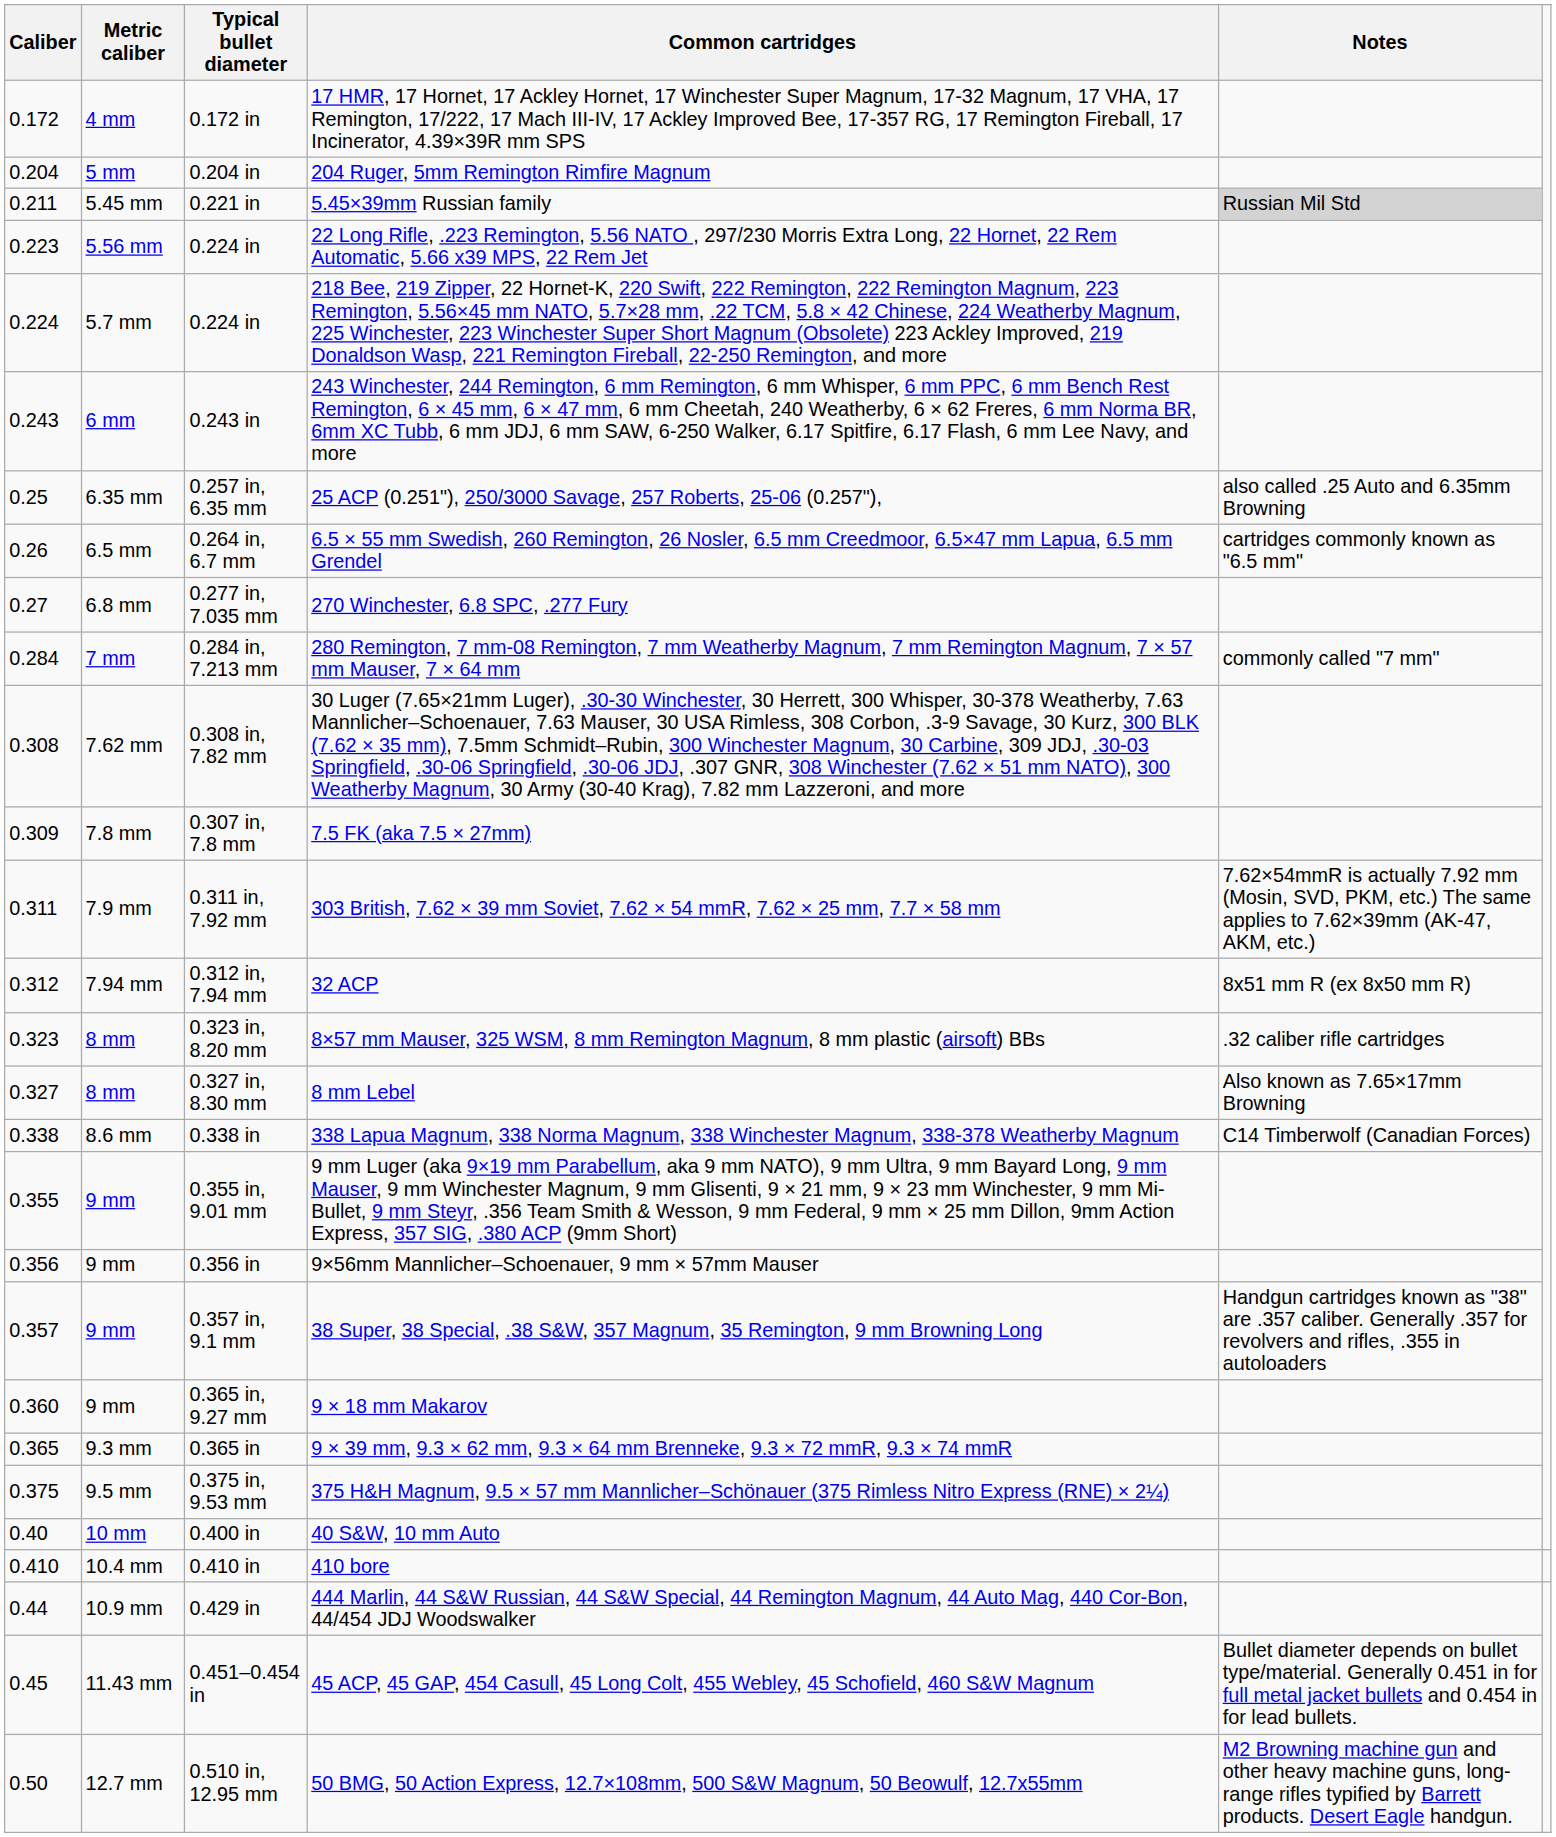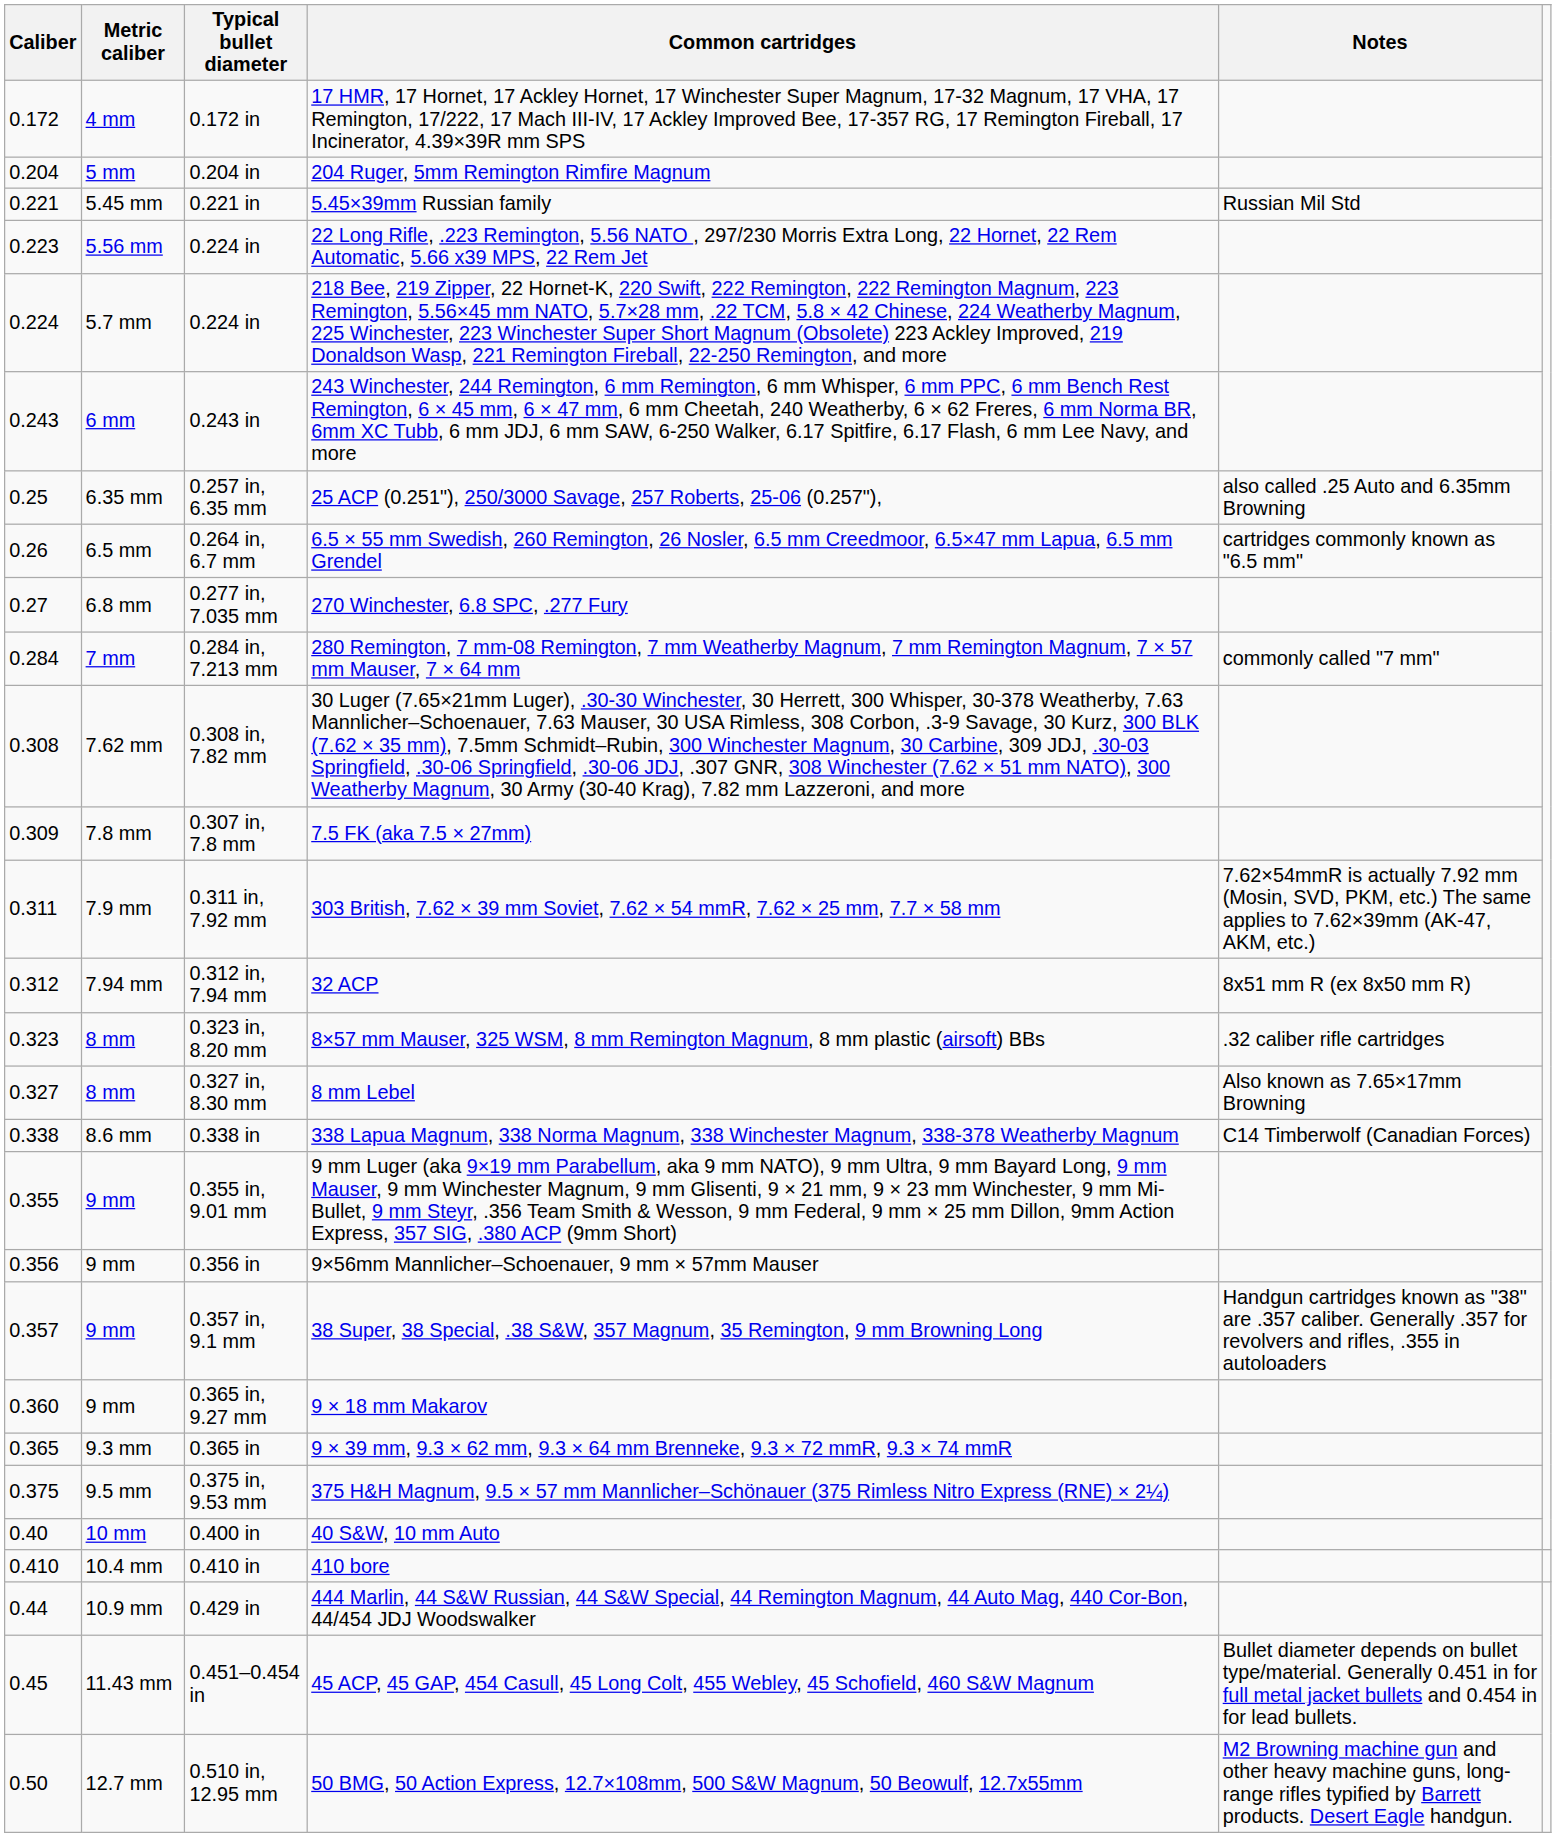(33, 203) 0.211 -> (34, 203) 0.221
(1292, 203) lightgrey background -> (1292, 203) no background
